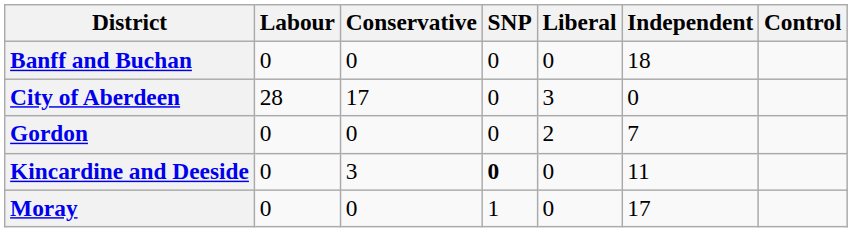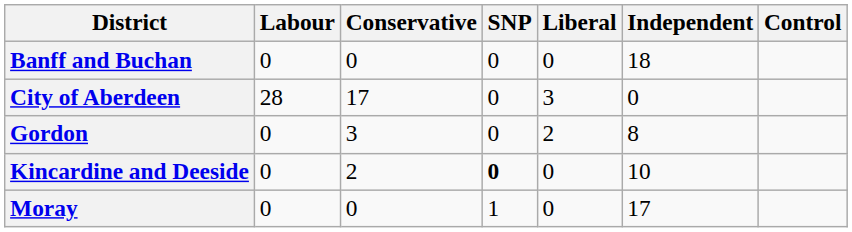(352, 134) 0 -> (352, 134) 3
(633, 134) 7 -> (633, 134) 8
(352, 171) 3 -> (352, 171) 2
(638, 171) 11 -> (639, 171) 10
